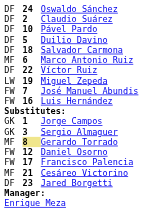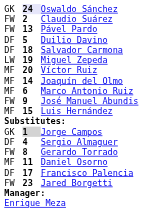(9, 9) DF -> (9, 9) GK
(28, 9) no background -> (28, 9) lavender background
(9, 19) DF -> (9, 19) FW
(9, 30) DF -> (9, 30) FW
(28, 30) 10 -> (28, 30) 13
rows swapped: (87, 60) <-> (74, 81)
(9, 70) DF -> (9, 70) MF
(28, 70) 22 -> (28, 70) 20
+ row: (82, 81)
(25, 91) 7 -> (25, 101) 9
(9, 101) FW -> (9, 111) MF
(28, 101) 16 -> (28, 111) 15
(25, 122) no background -> (25, 132) lightgrey background
(9, 132) GK -> (9, 142) DF
(25, 132) 3 -> (25, 142) 4
(9, 142) MF -> (9, 152) FW
(25, 142) khaki background -> (25, 152) no background
(9, 152) FW -> (9, 162) MF
(28, 152) 12 -> (28, 162) 11
(9, 162) FW -> (9, 173) DF
- row: (84, 173)
(9, 183) DF -> (9, 183) FW
